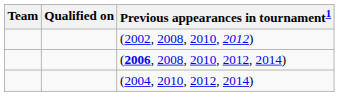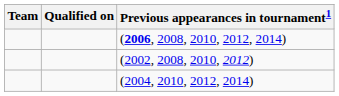rows swapped: (187, 39) <-> (203, 60)
